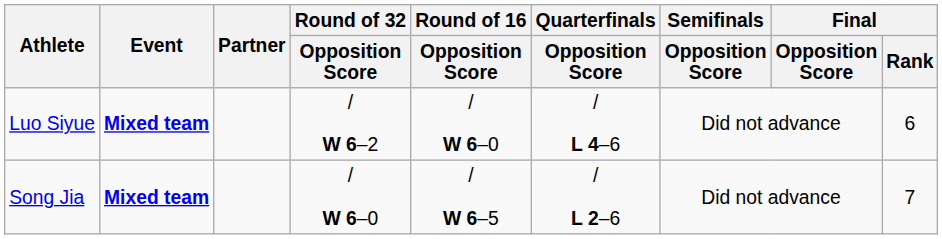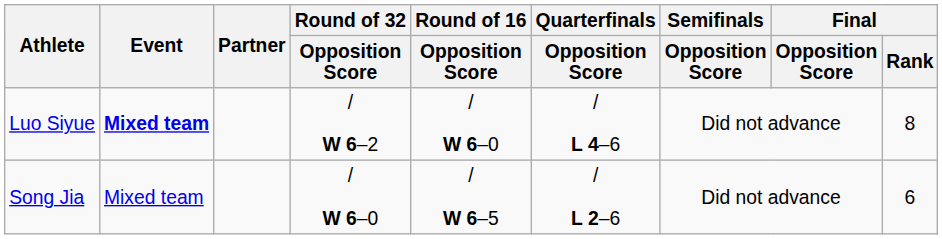(910, 124) 6 -> (910, 124) 8
(157, 198) bold -> (154, 198) normal
(910, 198) 7 -> (910, 198) 6
